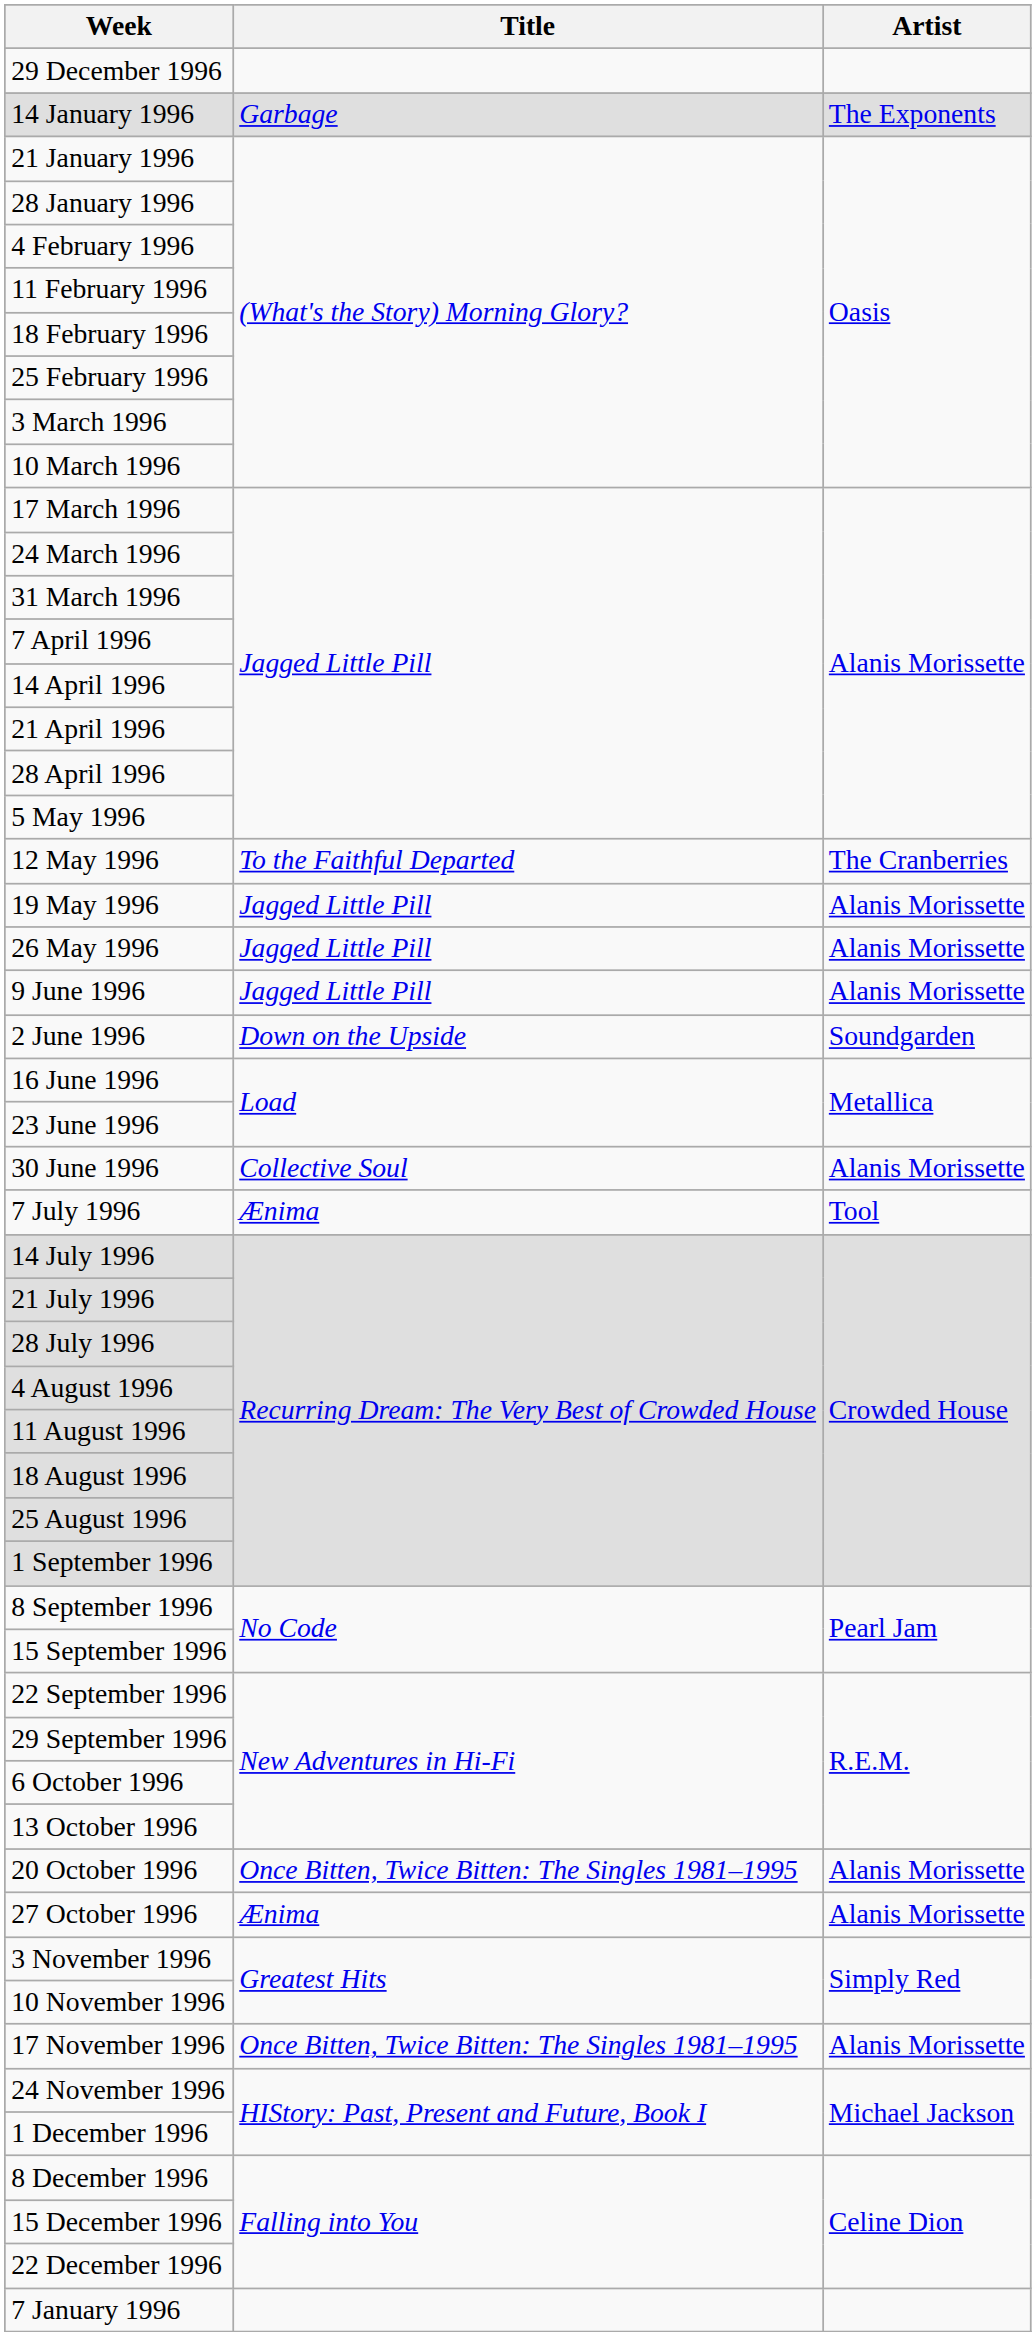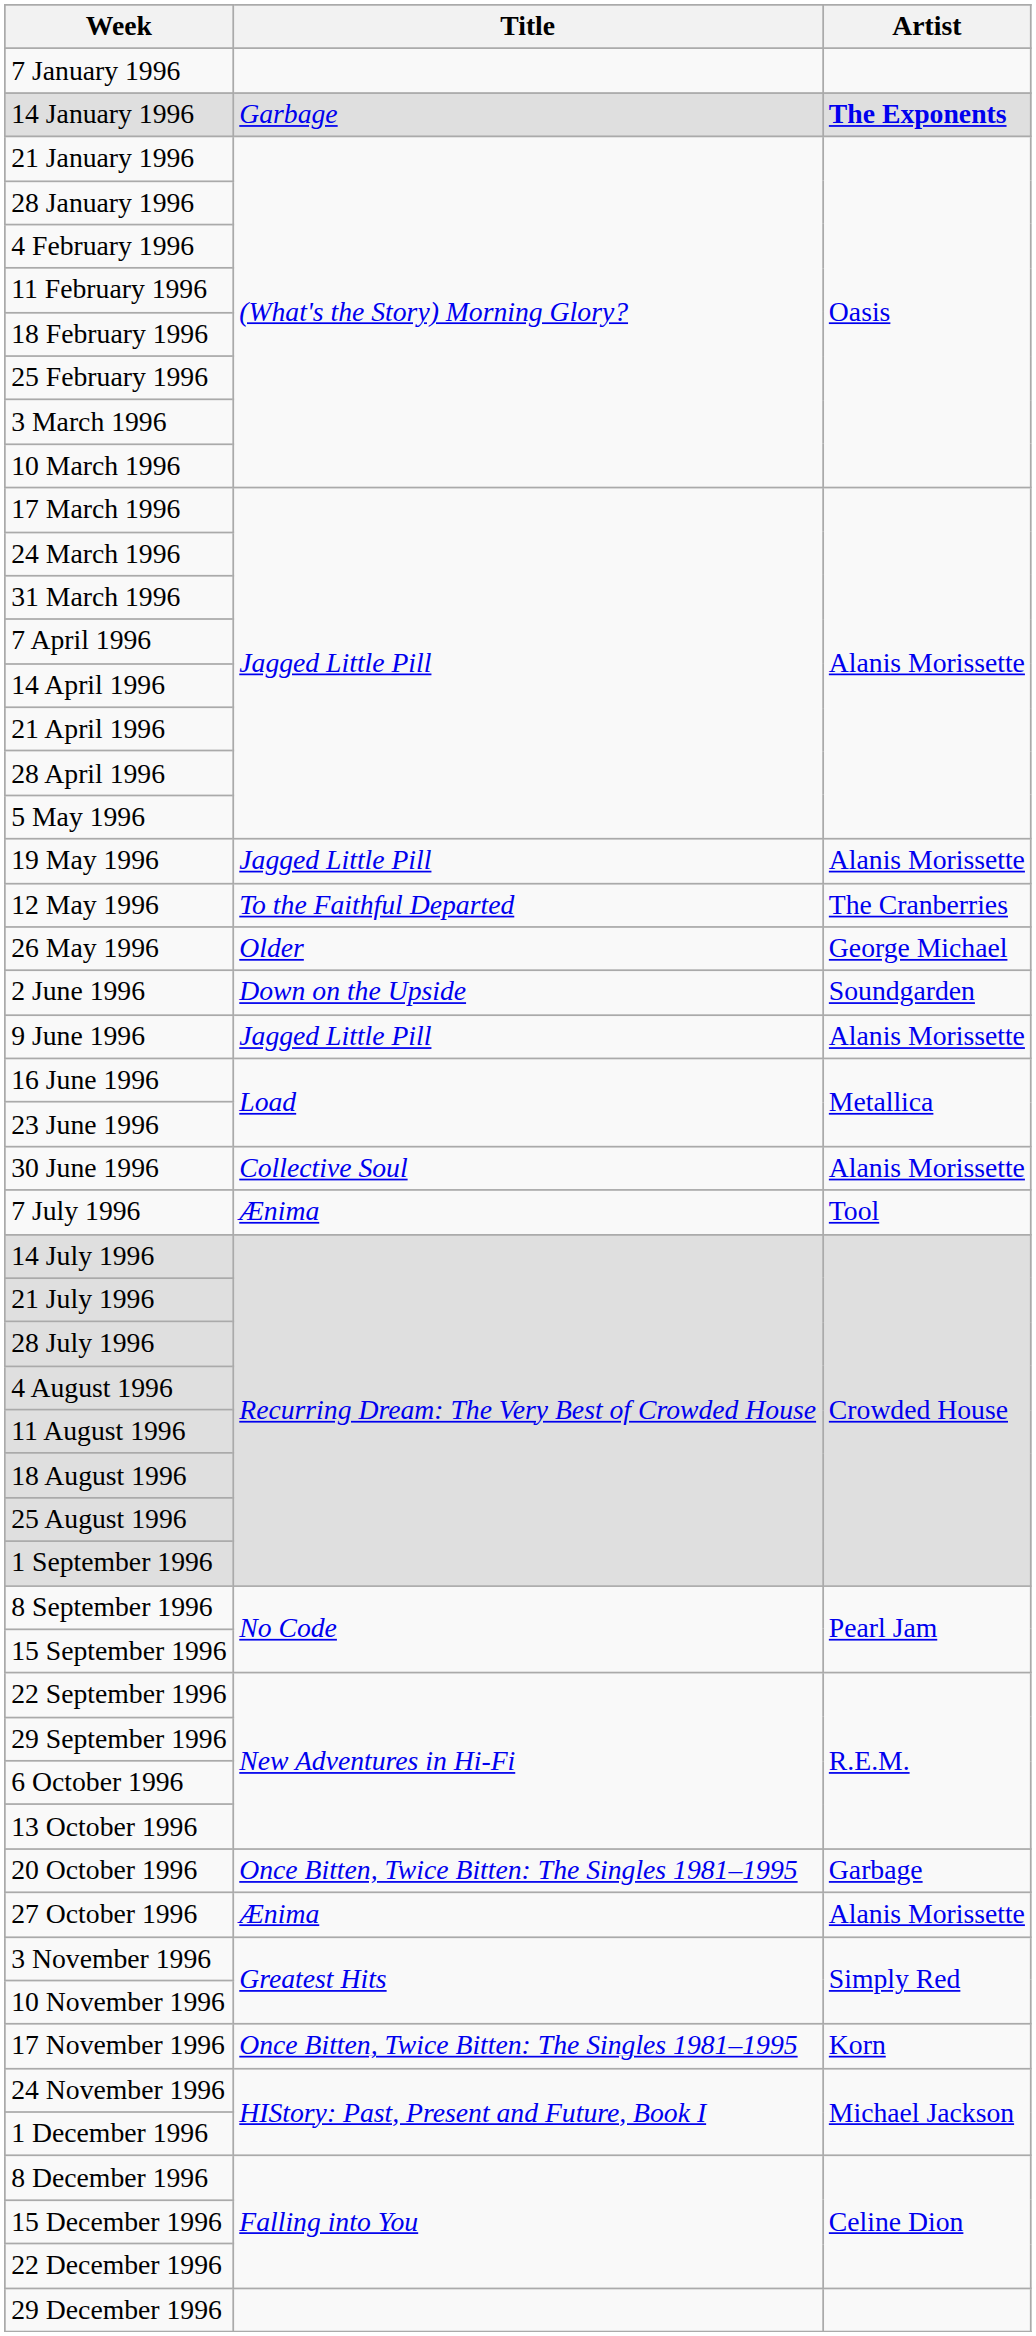rows swapped: (96, 2309) <-> (117, 70)
(912, 114) normal -> (918, 114) bold
rows swapped: (85, 860) <-> (85, 904)
(335, 948) Jagged Little Pill -> (272, 948) Older
(927, 948) Alanis Morissette -> (918, 948) George Michael
rows swapped: (78, 1036) <-> (78, 992)
(927, 1870) Alanis Morissette -> (876, 1870) Garbage
(927, 2045) Alanis Morissette -> (857, 2045) Korn
